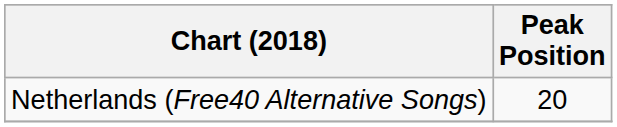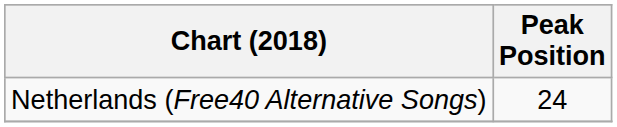(552, 99) 20 -> (552, 99) 24
